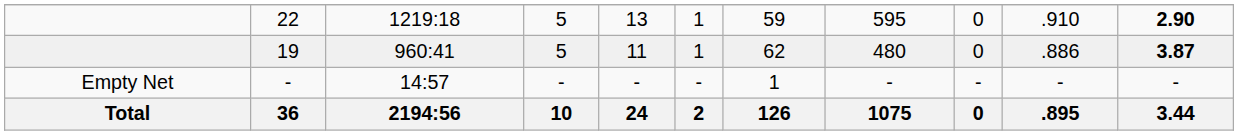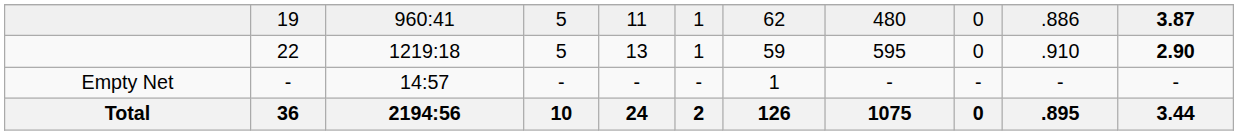rows swapped: (288, 20) <-> (288, 51)
